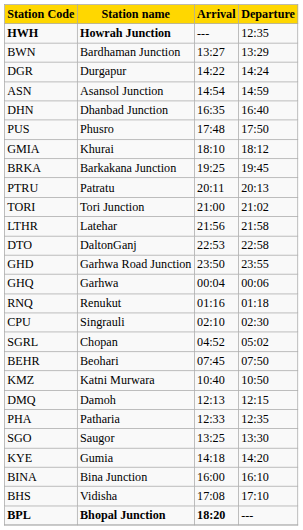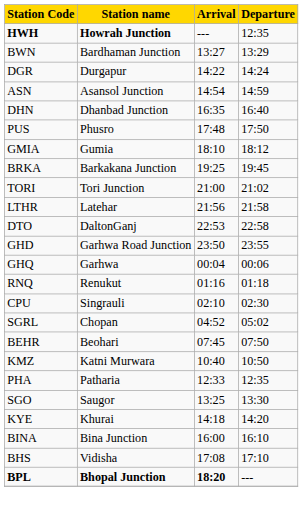(97, 149) Khurai -> (97, 149) Gumia
- row: (23, 187)
- row: (21, 399)
(97, 457) Gumia -> (97, 419) Khurai
